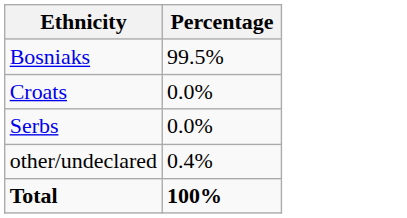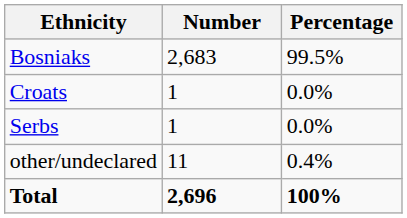+ column: (222, 21)
